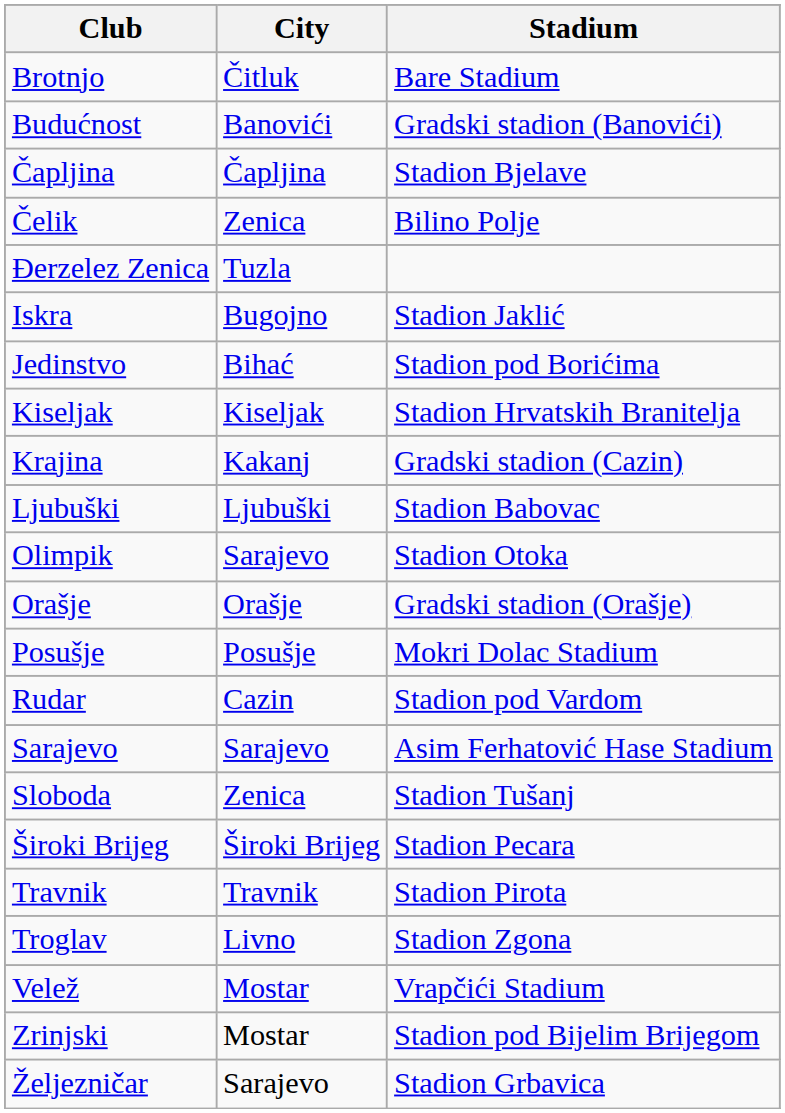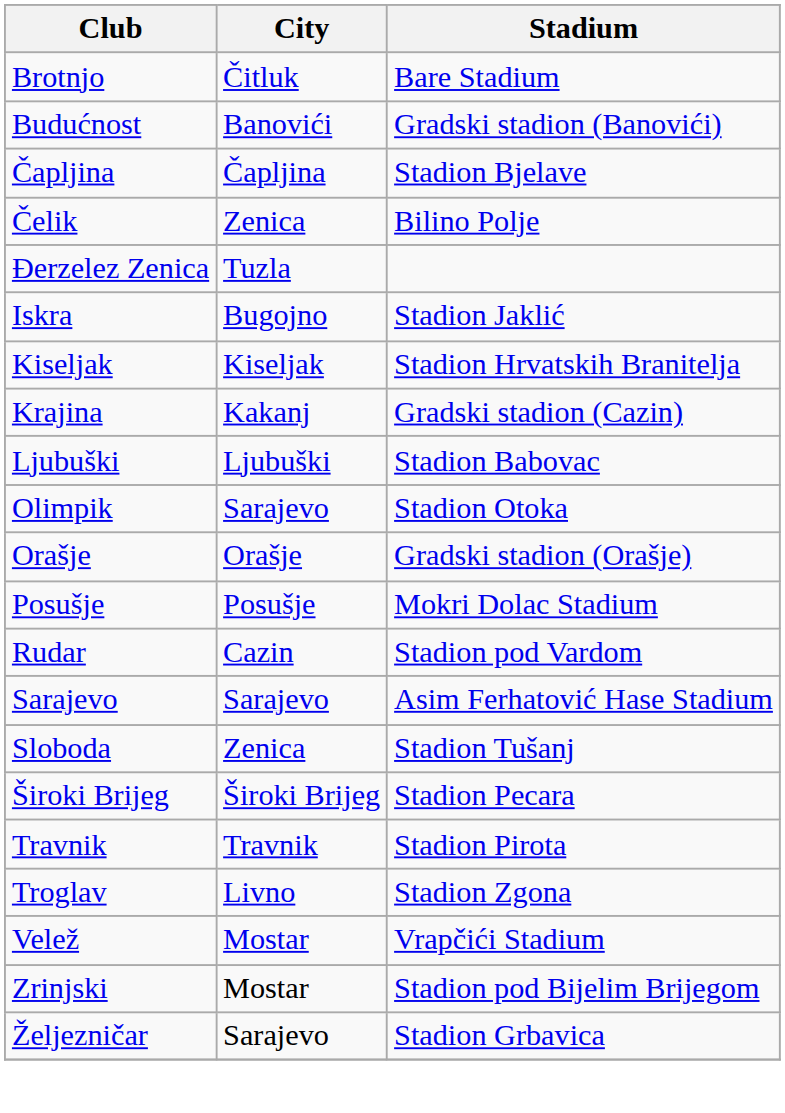- row: (69, 364)
